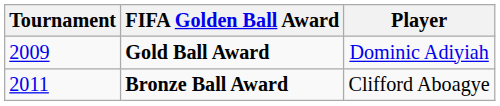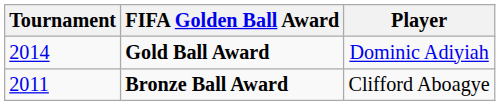(29, 52) 2009 -> (29, 52) 2014
